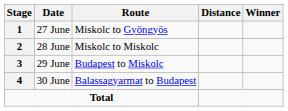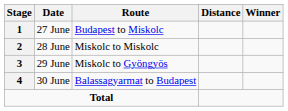(121, 30) Miskolc to Gyöngyös -> (119, 30) Budapest to Miskolc
(119, 64) Budapest to Miskolc -> (121, 64) Miskolc to Gyöngyös
